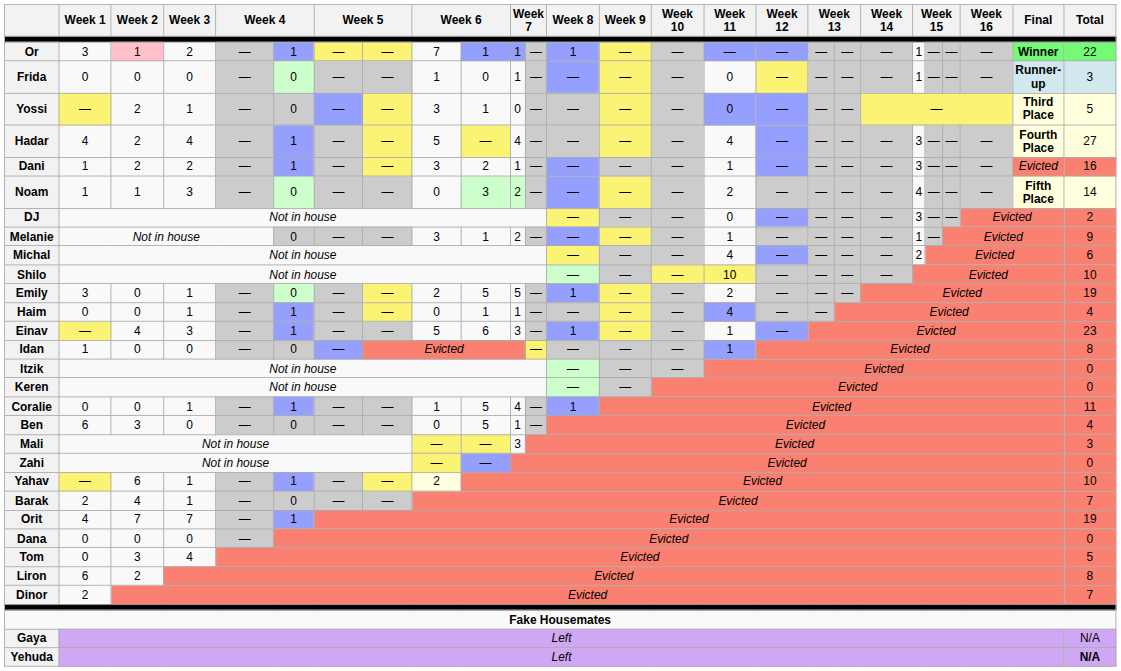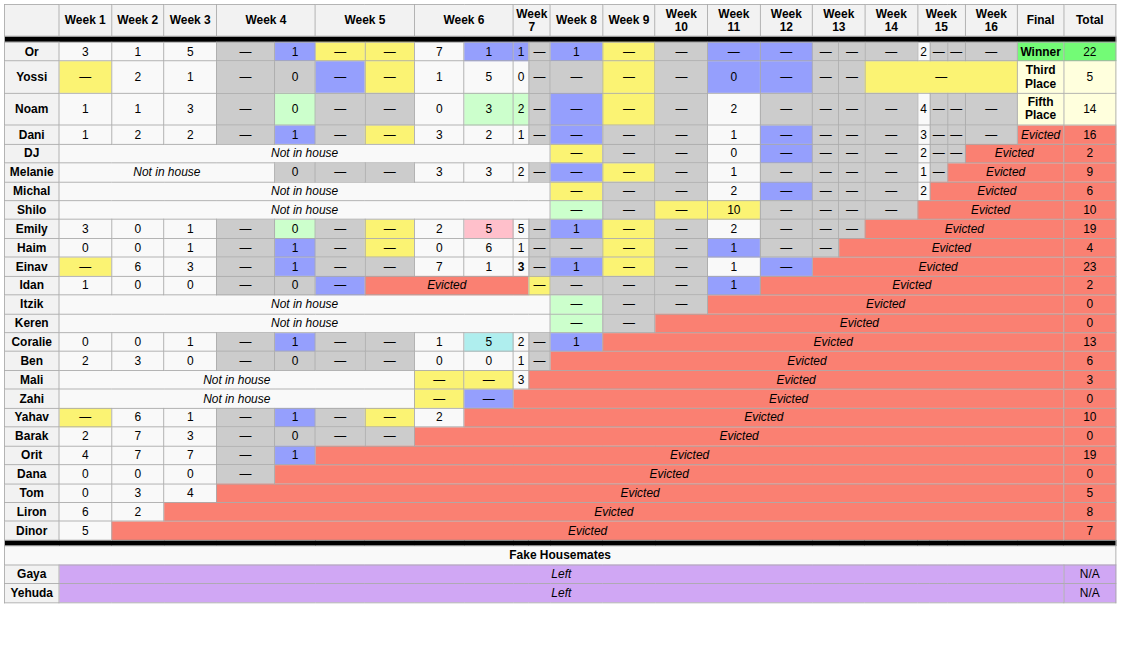(137, 51) pink background -> (138, 51) no background
(190, 51) 2 -> (190, 51) 5
(919, 51) 1 -> (924, 51) 2
- row: (32, 77)
(437, 109) 3 -> (439, 77) 1
(486, 109) 1 -> (489, 77) 5
- row: (32, 141)
rows swapped: (32, 192) <-> (32, 166)
(919, 217) 3 -> (924, 153) 2
(486, 236) 1 -> (489, 172) 3
(730, 255) 4 -> (734, 191) 2
(486, 293) no background -> (489, 229) pink background
(486, 312) 1 -> (489, 247) 6
(730, 312) 4 -> (734, 247) 1
(137, 330) 4 -> (138, 266) 6
(437, 330) 5 -> (439, 266) 7
(486, 330) 6 -> (489, 266) 1
(518, 330) normal -> (521, 266) bold
(1090, 349) 8 -> (1090, 285) 2
(486, 406) no background -> (489, 342) paleturquoise background
(518, 406) 4 -> (521, 342) 2
(1090, 406) 11 -> (1090, 342) 13
(85, 425) 6 -> (85, 361) 2
(486, 425) 5 -> (489, 361) 0
(1090, 425) 4 -> (1090, 361) 6
(437, 481) lightyellow background -> (439, 417) no background
(137, 500) 4 -> (138, 436) 7
(190, 500) 1 -> (190, 436) 3
(1090, 500) 7 -> (1090, 436) 0
(85, 594) 2 -> (85, 530) 5
(1090, 657) bold -> (1090, 593) normal
